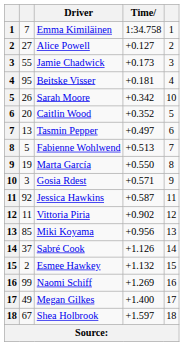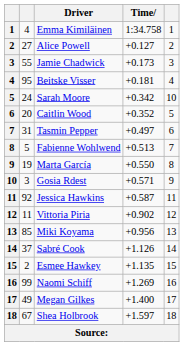(27, 30) 7 -> (27, 30) 4
(27, 97) 26 -> (27, 97) 24
(27, 131) 13 -> (27, 131) 31
(140, 266) +1.132 -> (140, 266) +1.135
